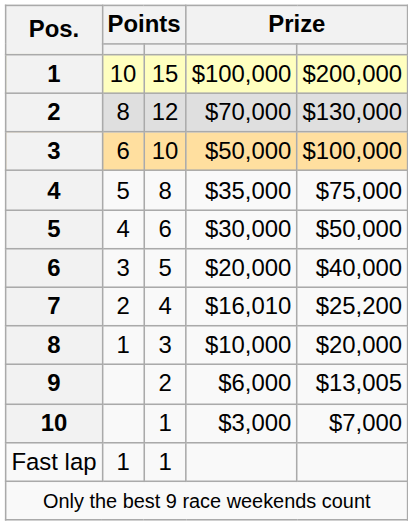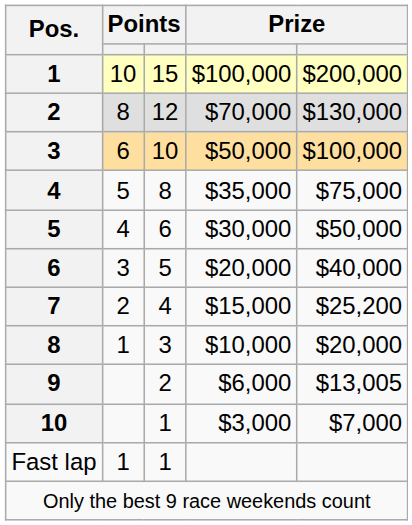(248, 306) $16,010 -> (248, 306) $15,000
